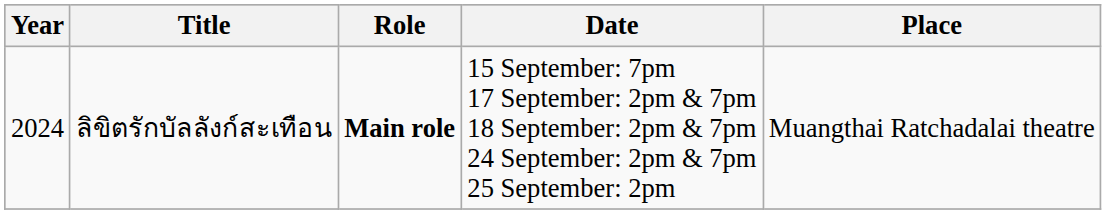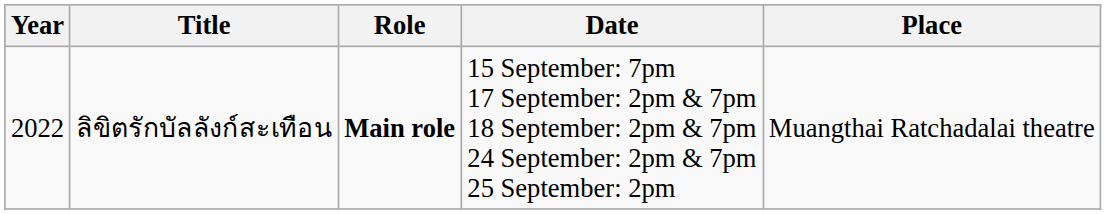(38, 127) 2024 -> (38, 127) 2022
